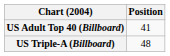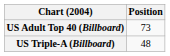(146, 28) 41 -> (146, 28) 73
